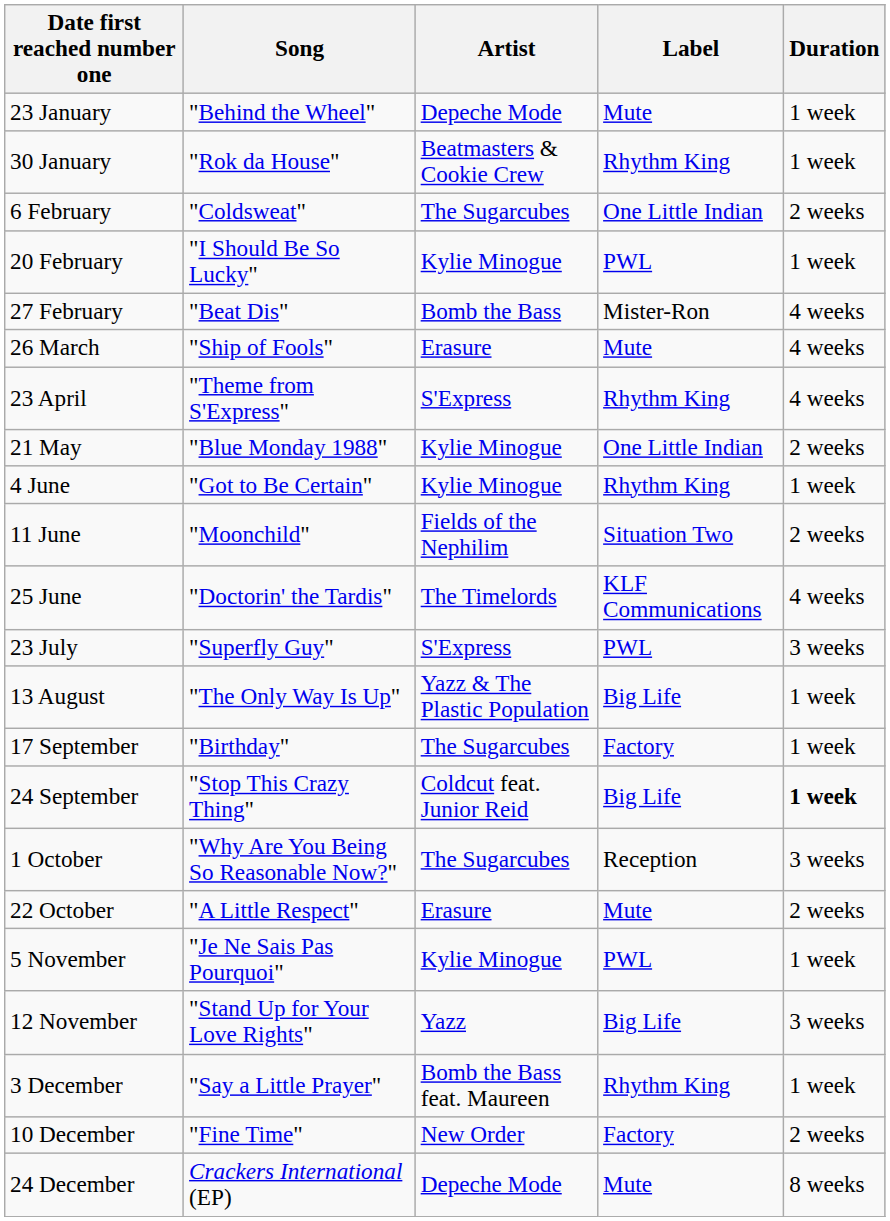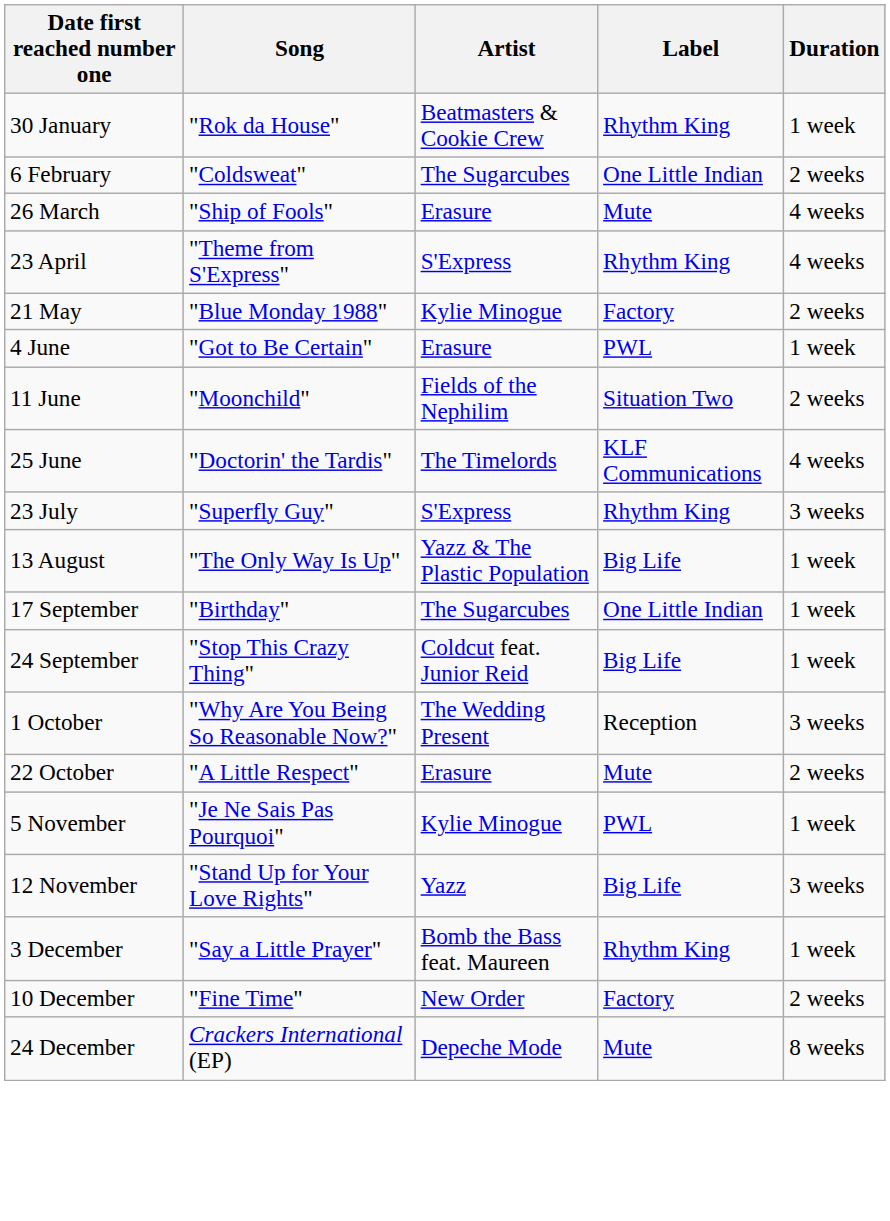- row: (61, 111)
- row: (66, 261)
- row: (66, 311)
(683, 447) One Little Indian -> (639, 311) Factory
(491, 484) Kylie Minogue -> (456, 348) Erasure
(667, 484) Rhythm King -> (628, 348) PWL
(628, 647) PWL -> (667, 510) Rhythm King
(639, 746) Factory -> (683, 610) One Little Indian
(823, 796) bold -> (822, 660) normal
(495, 859) The Sugarcubes -> (483, 723) The Wedding Present
